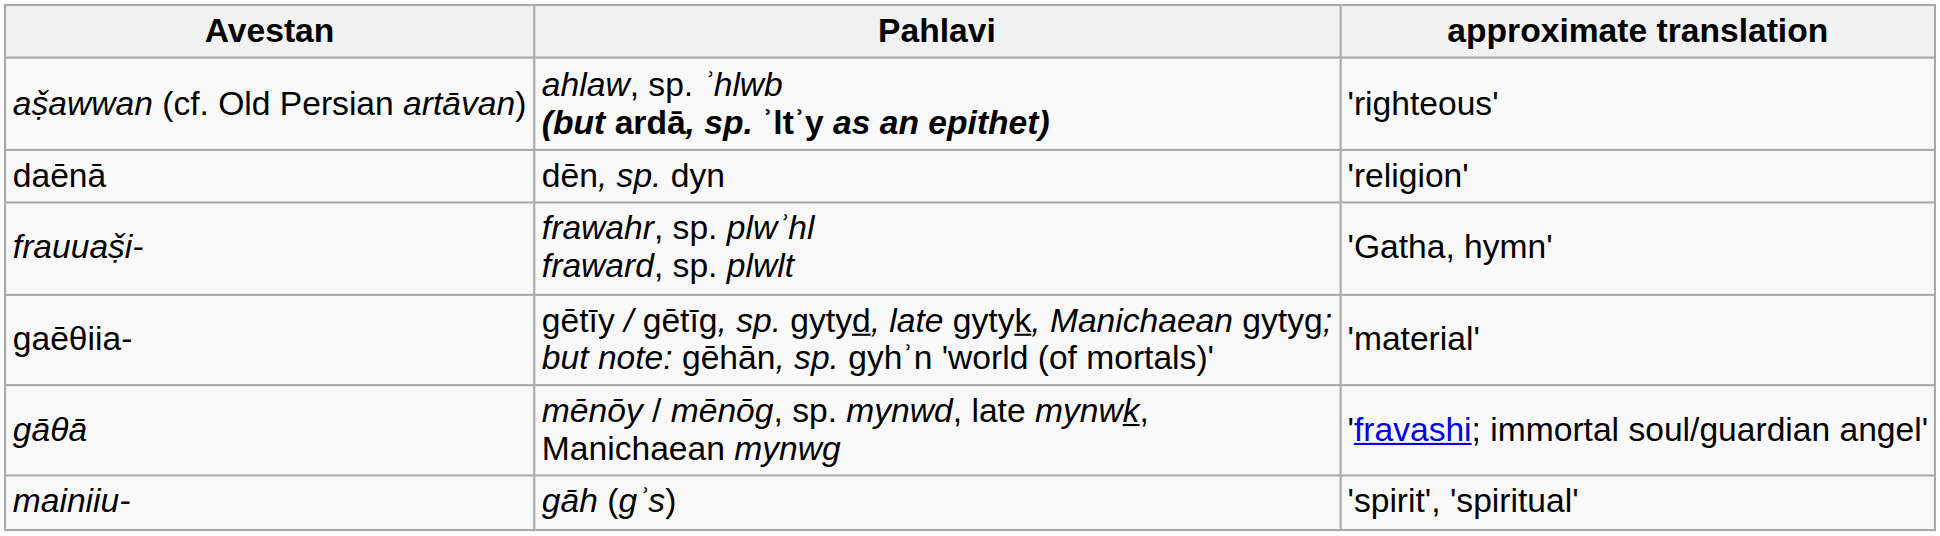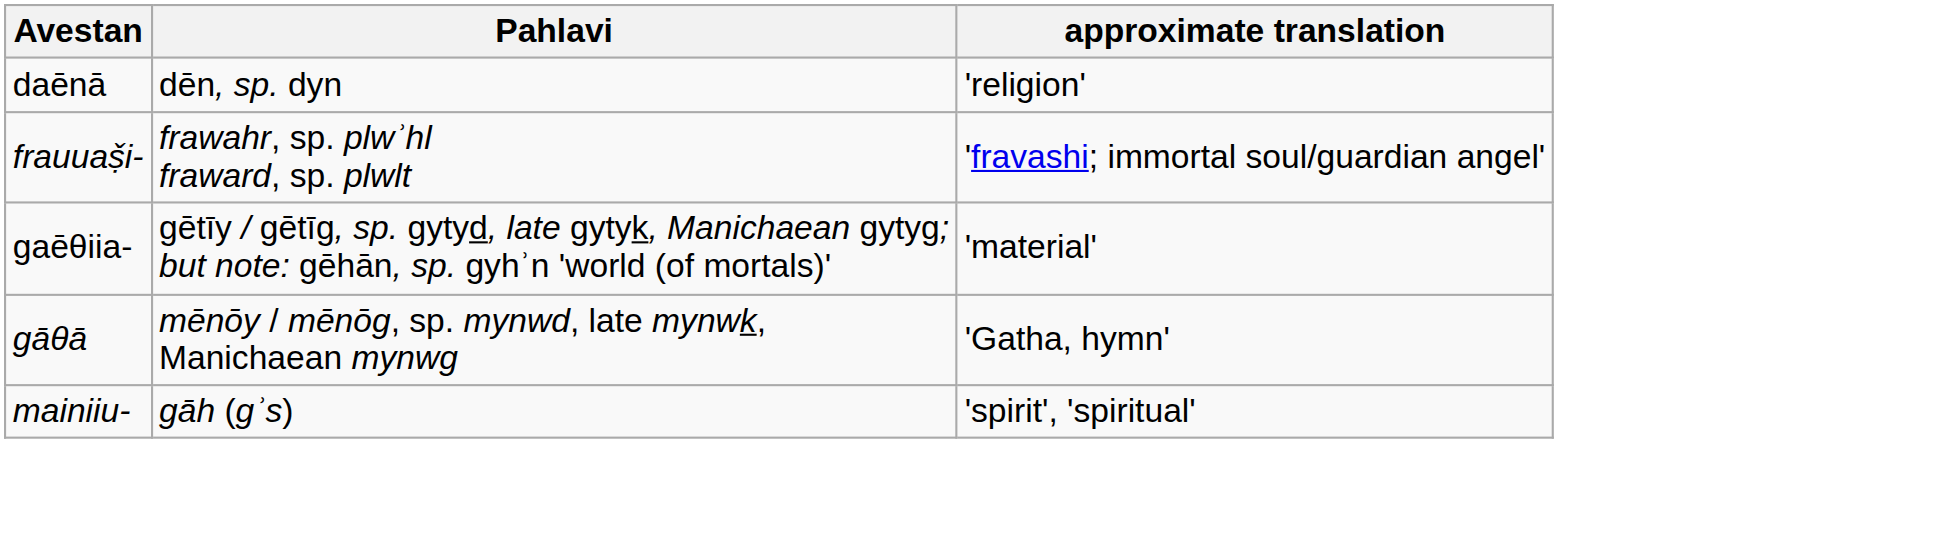- row: (270, 103)
(1450, 247) 'Gatha, hymn' -> (1255, 156) 'fravashi; immortal soul/guardian angel'
(1638, 429) 'fravashi; immortal soul/guardian angel' -> (1067, 338) 'Gatha, hymn'
